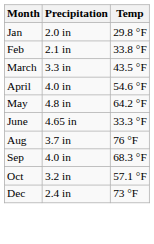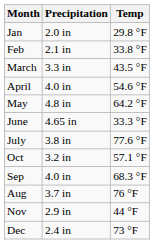+ row: (16, 139)
rows swapped: (17, 139) <-> (15, 176)
+ row: (17, 212)
